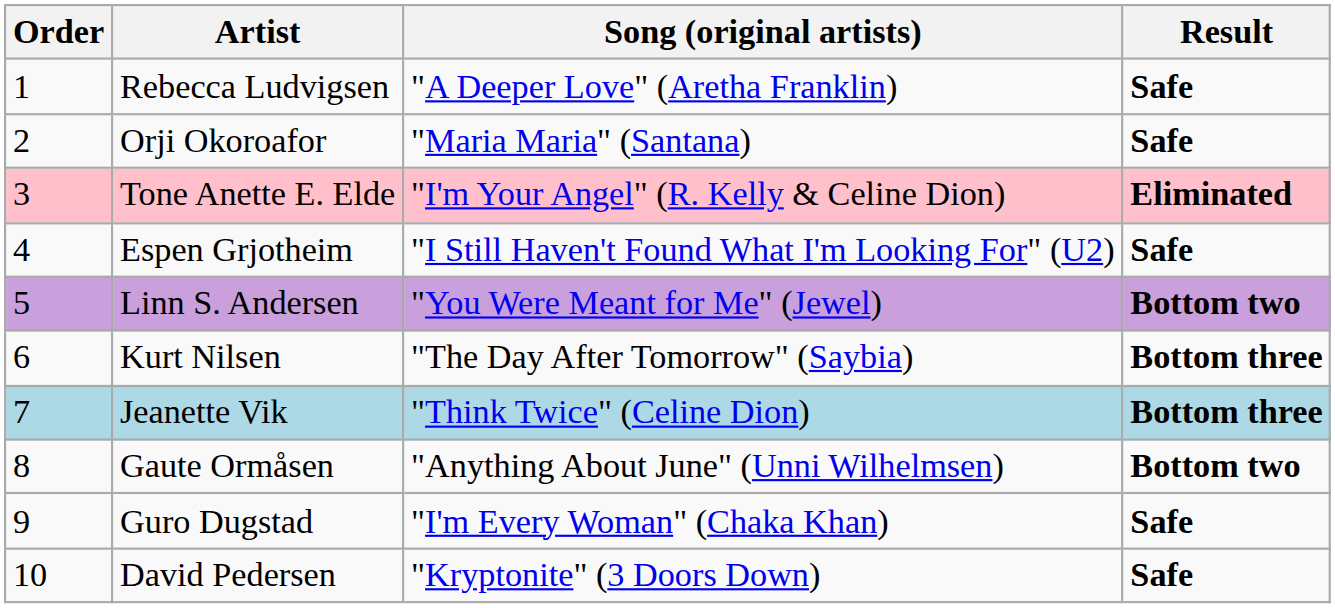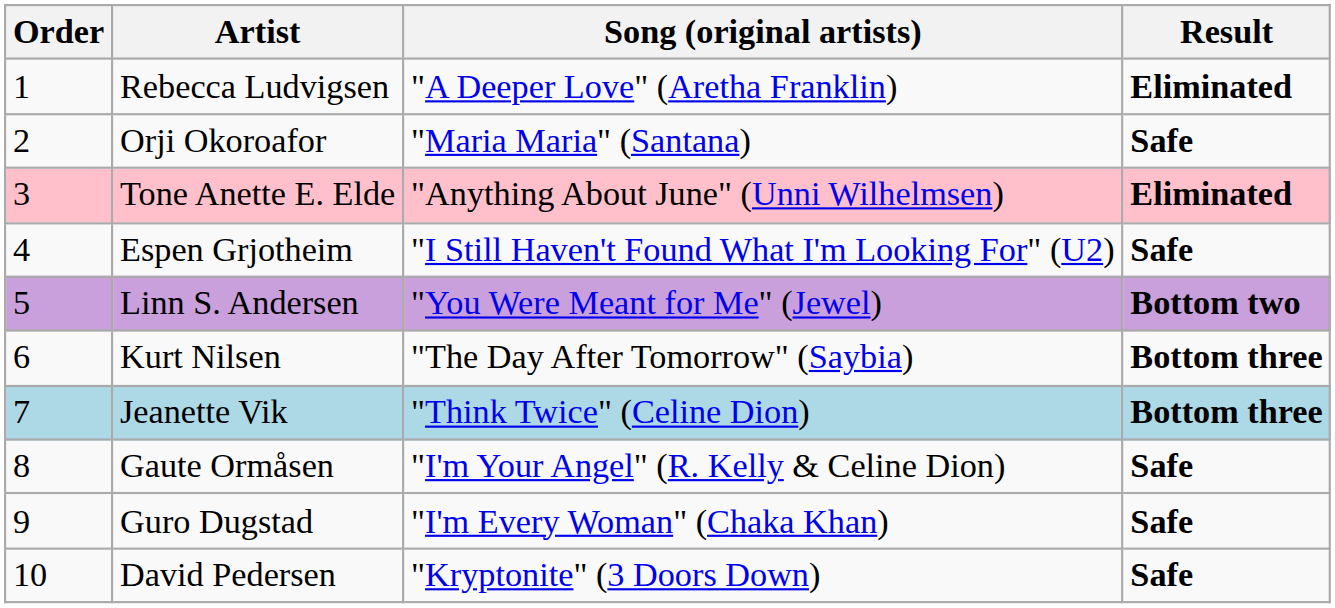(1162, 85) Safe -> (1211, 85) Eliminated
(708, 194) "I'm Your Angel" (R. Kelly & Celine Dion) -> (707, 194) "Anything About June" (Unni Wilhelmsen)
(707, 466) "Anything About June" (Unni Wilhelmsen) -> (708, 466) "I'm Your Angel" (R. Kelly & Celine Dion)
(1215, 466) Bottom two -> (1162, 466) Safe
